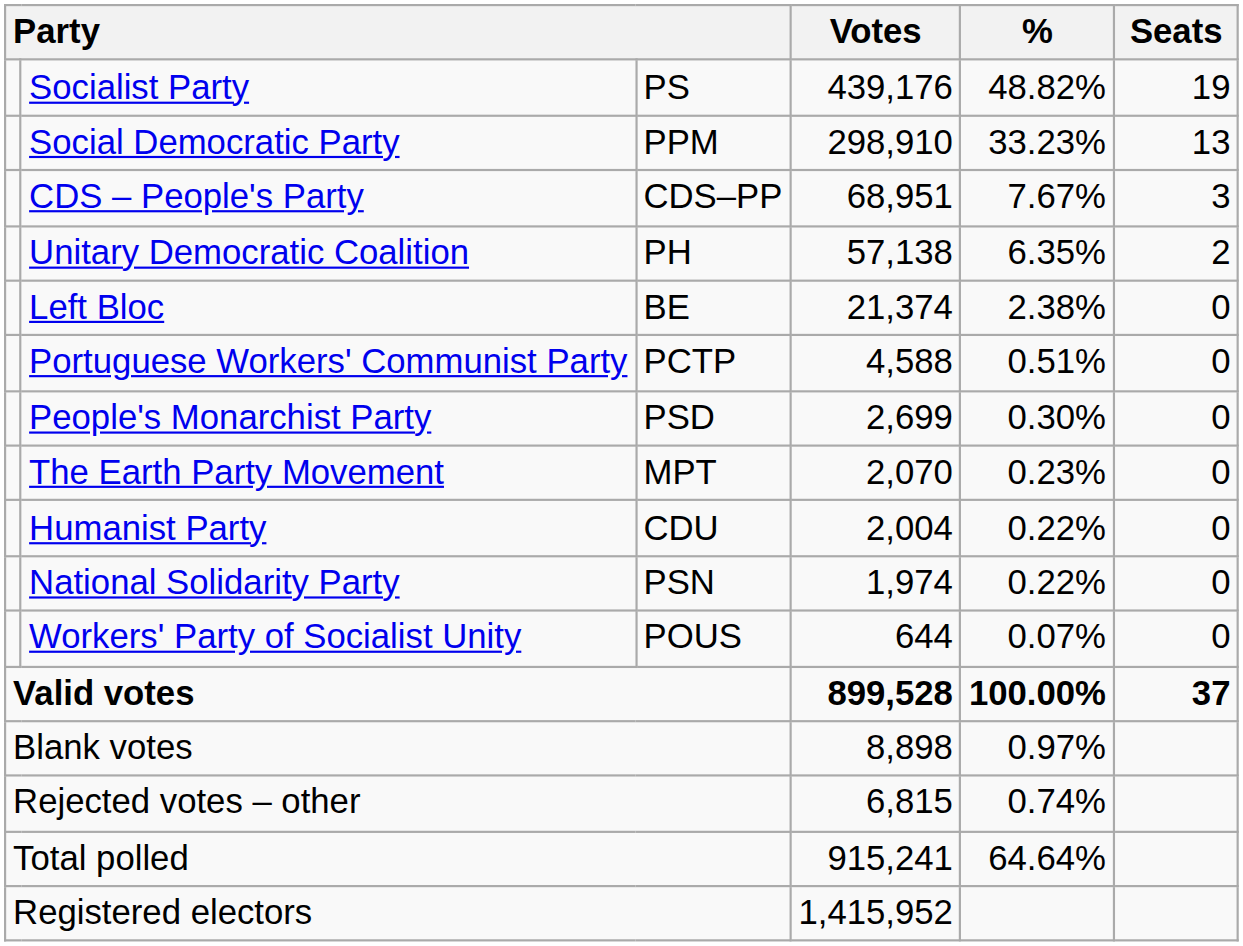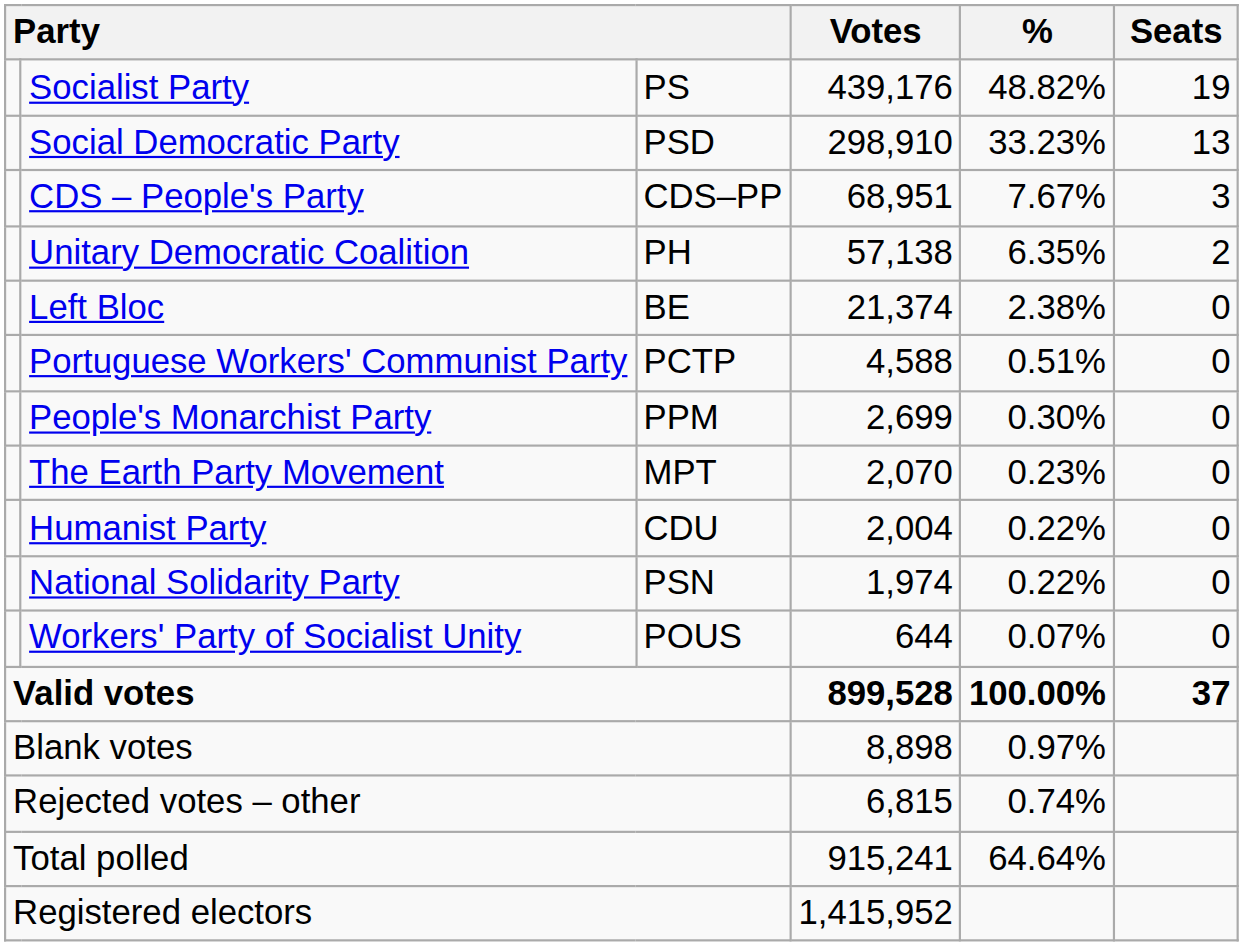(681, 142) PPM -> (679, 142) PSD
(679, 417) PSD -> (681, 417) PPM
